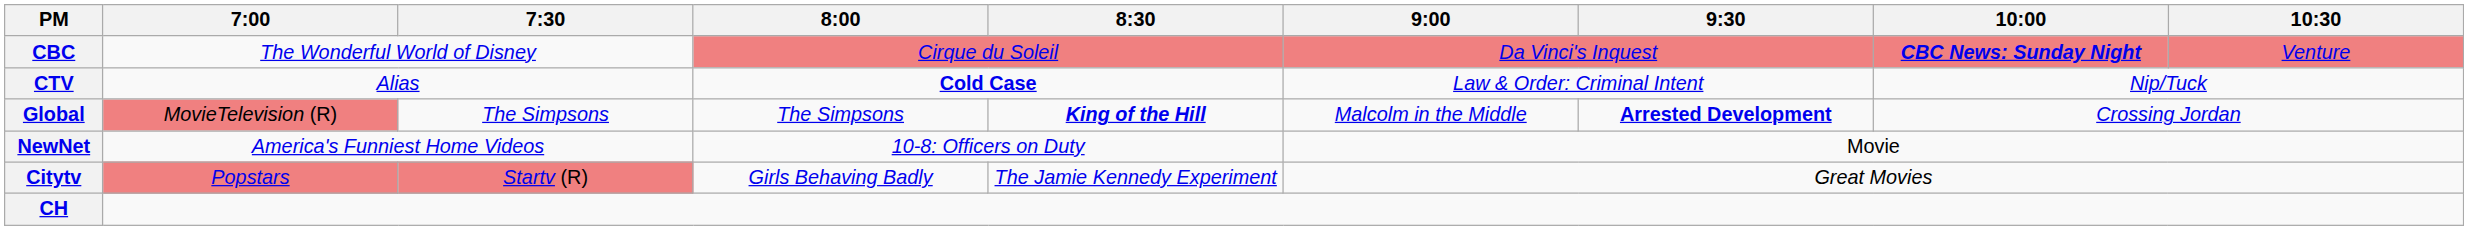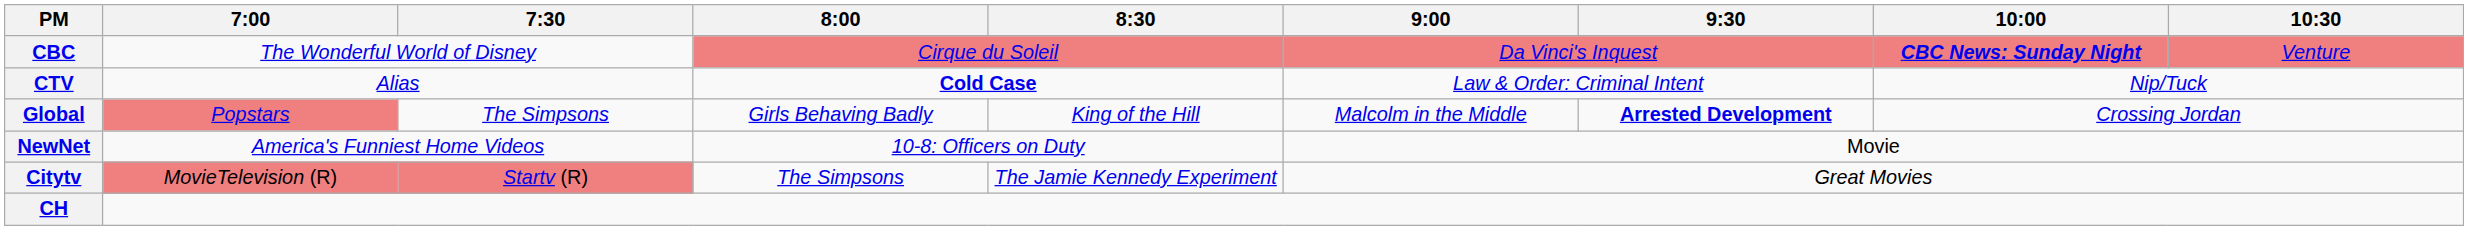(250, 114) MovieTelevision (R) -> (250, 114) Popstars
(841, 114) The Simpsons -> (841, 114) Girls Behaving Badly
(1136, 114) bold -> (1136, 114) normal
(250, 177) Popstars -> (250, 177) MovieTelevision (R)
(841, 177) Girls Behaving Badly -> (841, 177) The Simpsons
